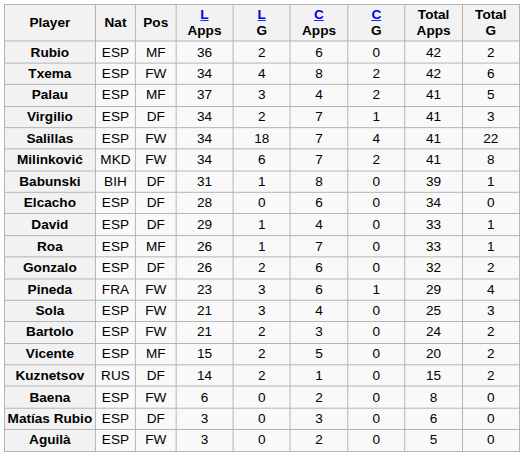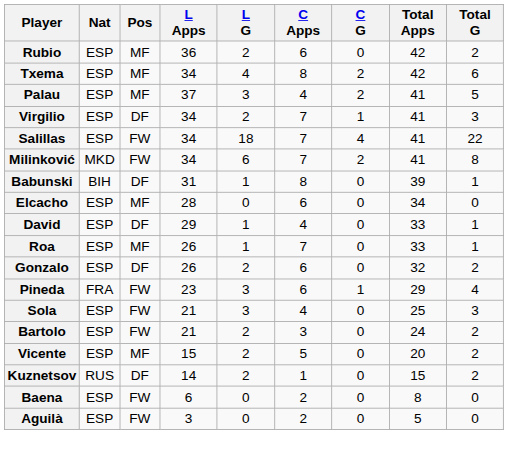(156, 73) FW -> (140, 73) MF
(156, 203) DF -> (140, 203) MF
- row: (50, 418)
